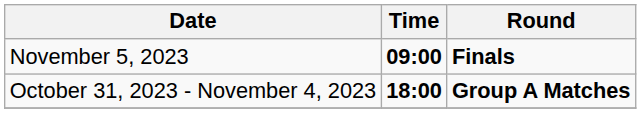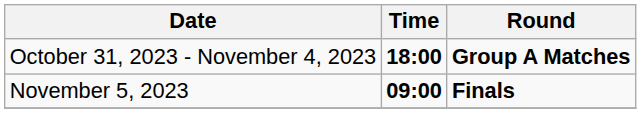rows swapped: (193, 90) <-> (99, 56)
